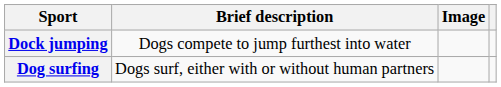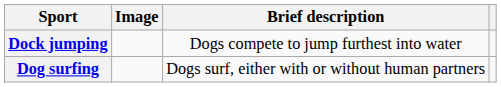columns swapped: (463, 17) <-> (275, 17)
